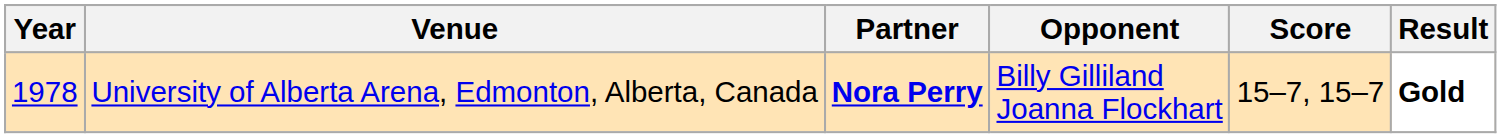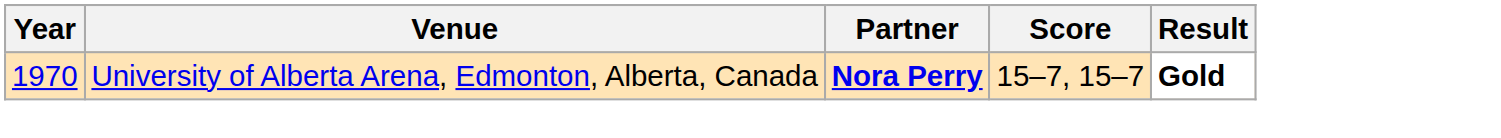- column: (1110, 29)
(45, 92) 1978 -> (45, 75) 1970
